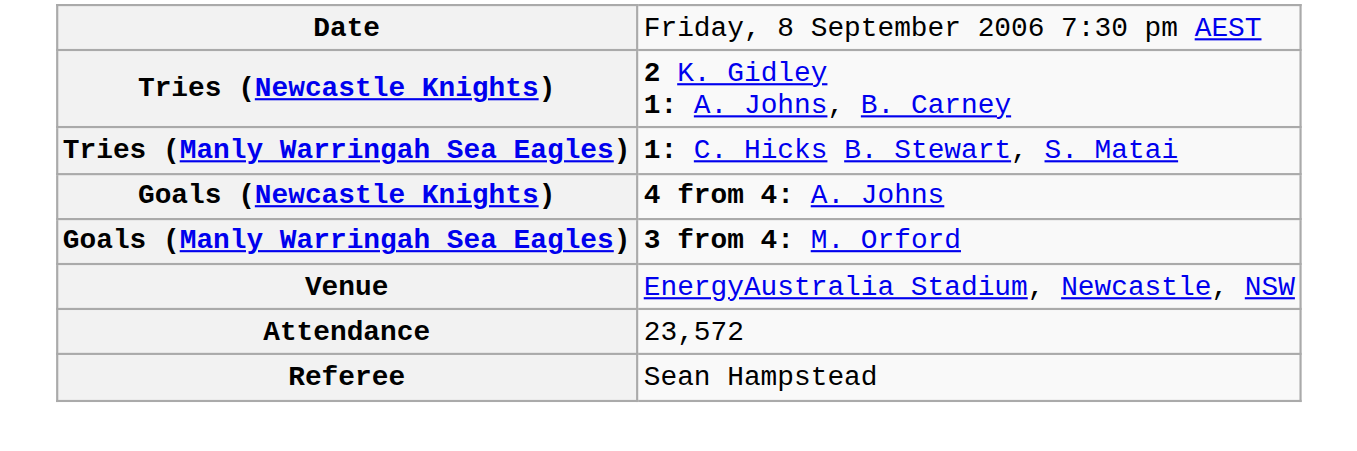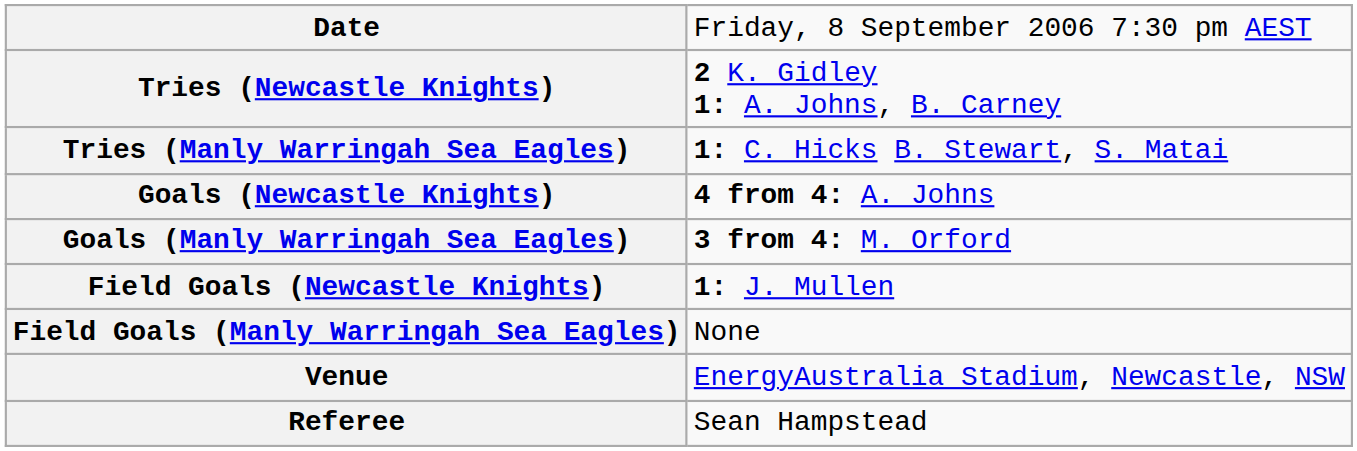+ row: (347, 287)
+ row: (347, 332)
- row: (347, 332)
